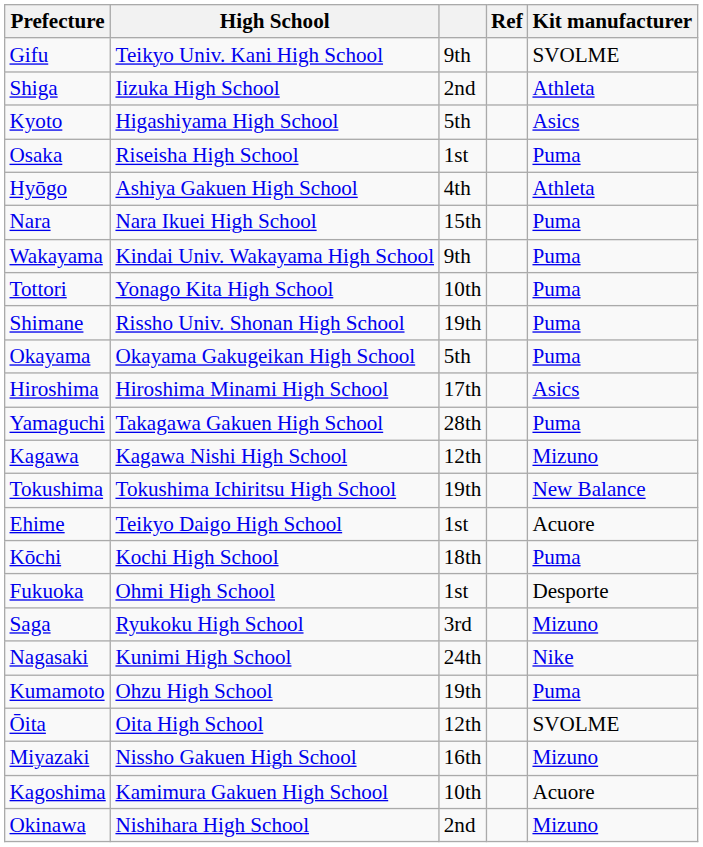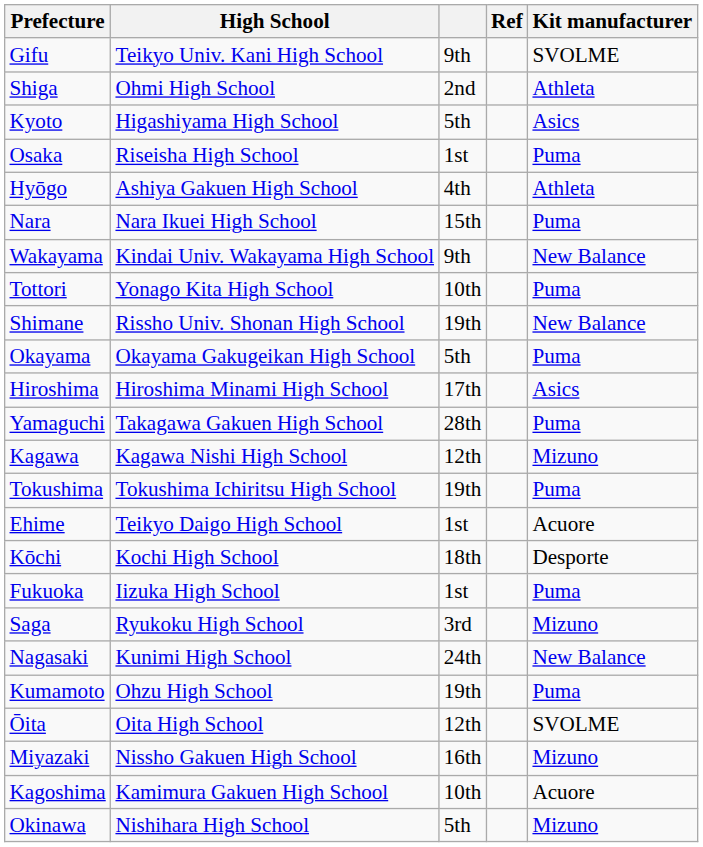(198, 88) Iizuka High School -> (195, 88) Ohmi High School
(557, 255) Puma -> (589, 255) New Balance
(557, 322) Puma -> (589, 322) New Balance
(589, 490) New Balance -> (557, 490) Puma
(557, 557) Puma -> (571, 557) Desporte
(195, 590) Ohmi High School -> (198, 590) Iizuka High School
(571, 590) Desporte -> (557, 590) Puma
(553, 657) Nike -> (589, 657) New Balance
(460, 825) 2nd -> (457, 825) 5th
